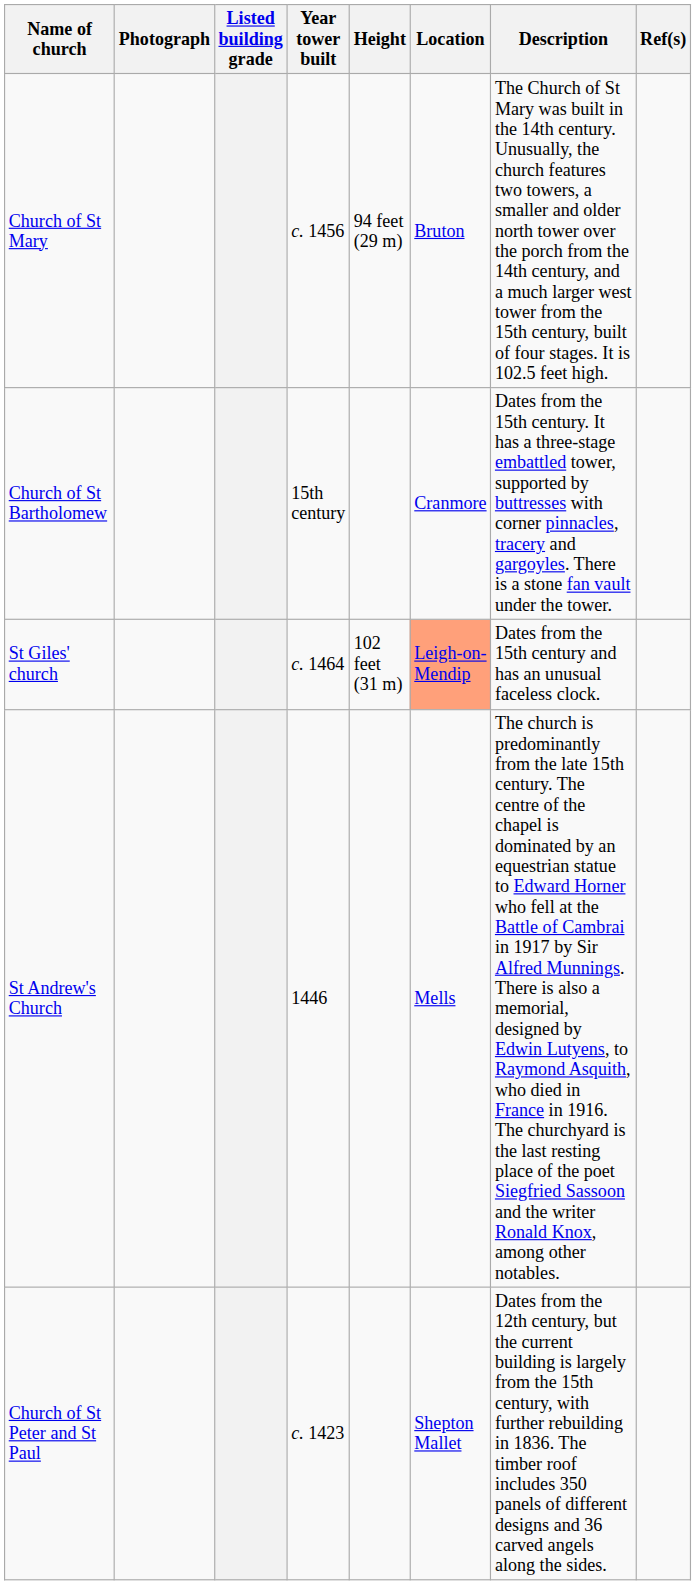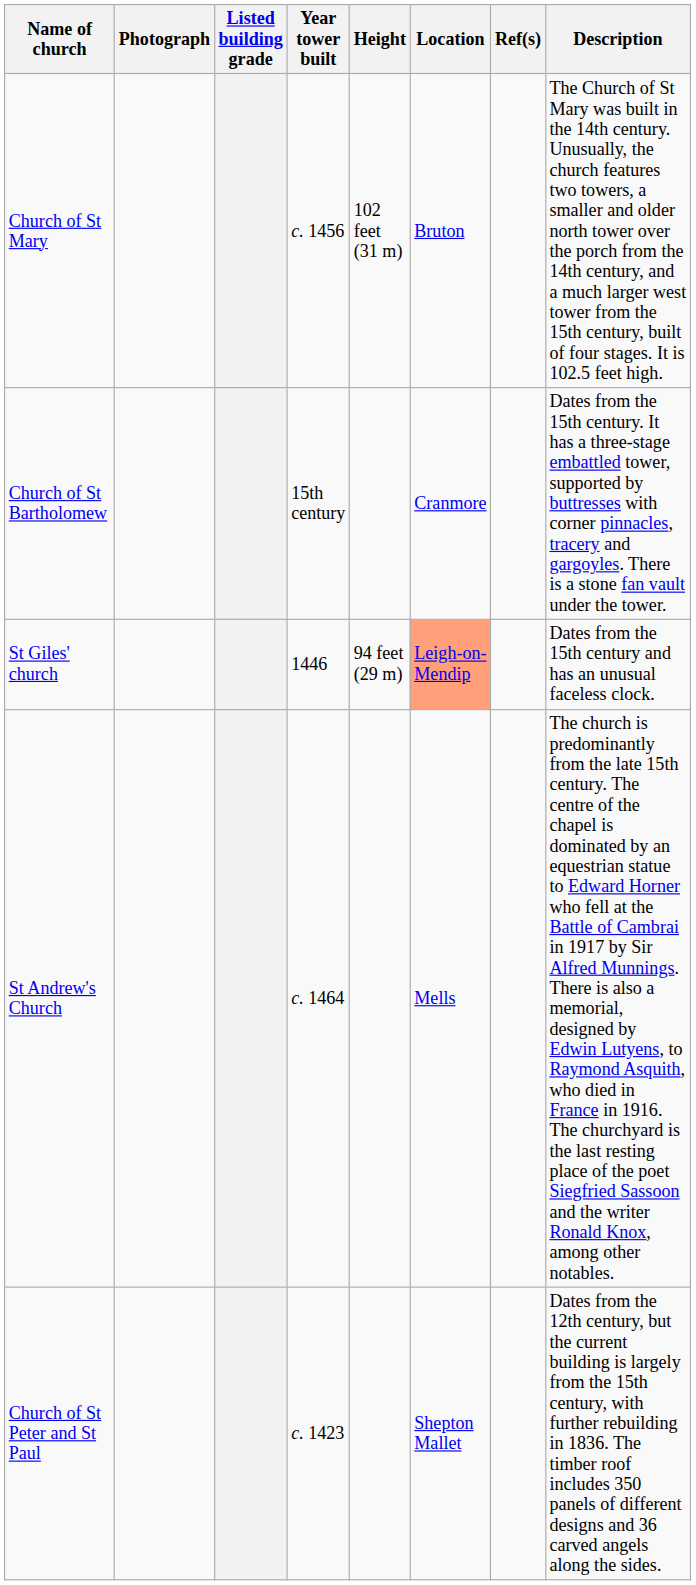columns swapped: (563, 39) <-> (663, 39)
(379, 230) 94 feet (29 m) -> (378, 230) 102 feet (31 m)
(318, 664) c. 1464 -> (309, 664) 1446
(378, 664) 102 feet (31 m) -> (379, 664) 94 feet (29 m)
(309, 997) 1446 -> (318, 997) c. 1464
